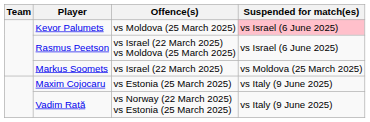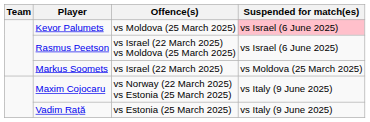(172, 84) vs Estonia (25 March 2025) -> (173, 89) vs Norway (22 March 2025) vs Estonia (25 March 2025)
(173, 105) vs Norway (22 March 2025) vs Estonia (25 March 2025) -> (172, 110) vs Estonia (25 March 2025)
